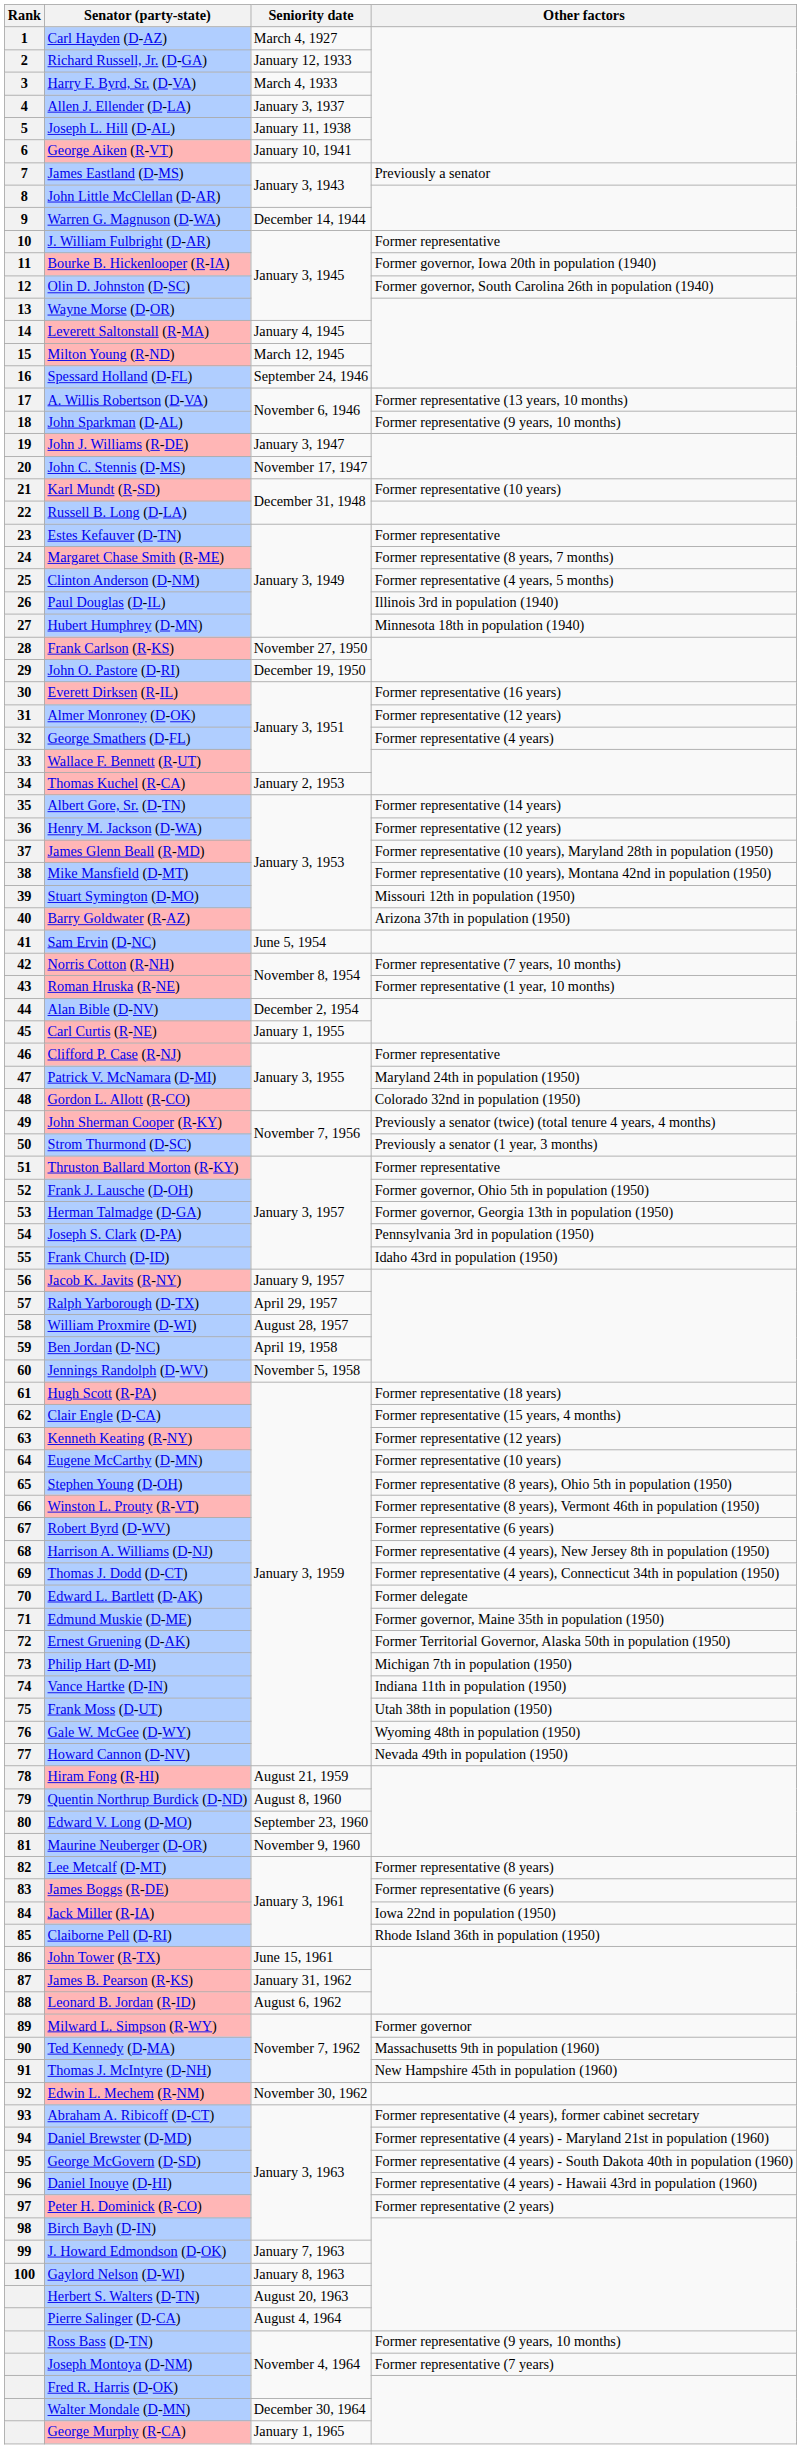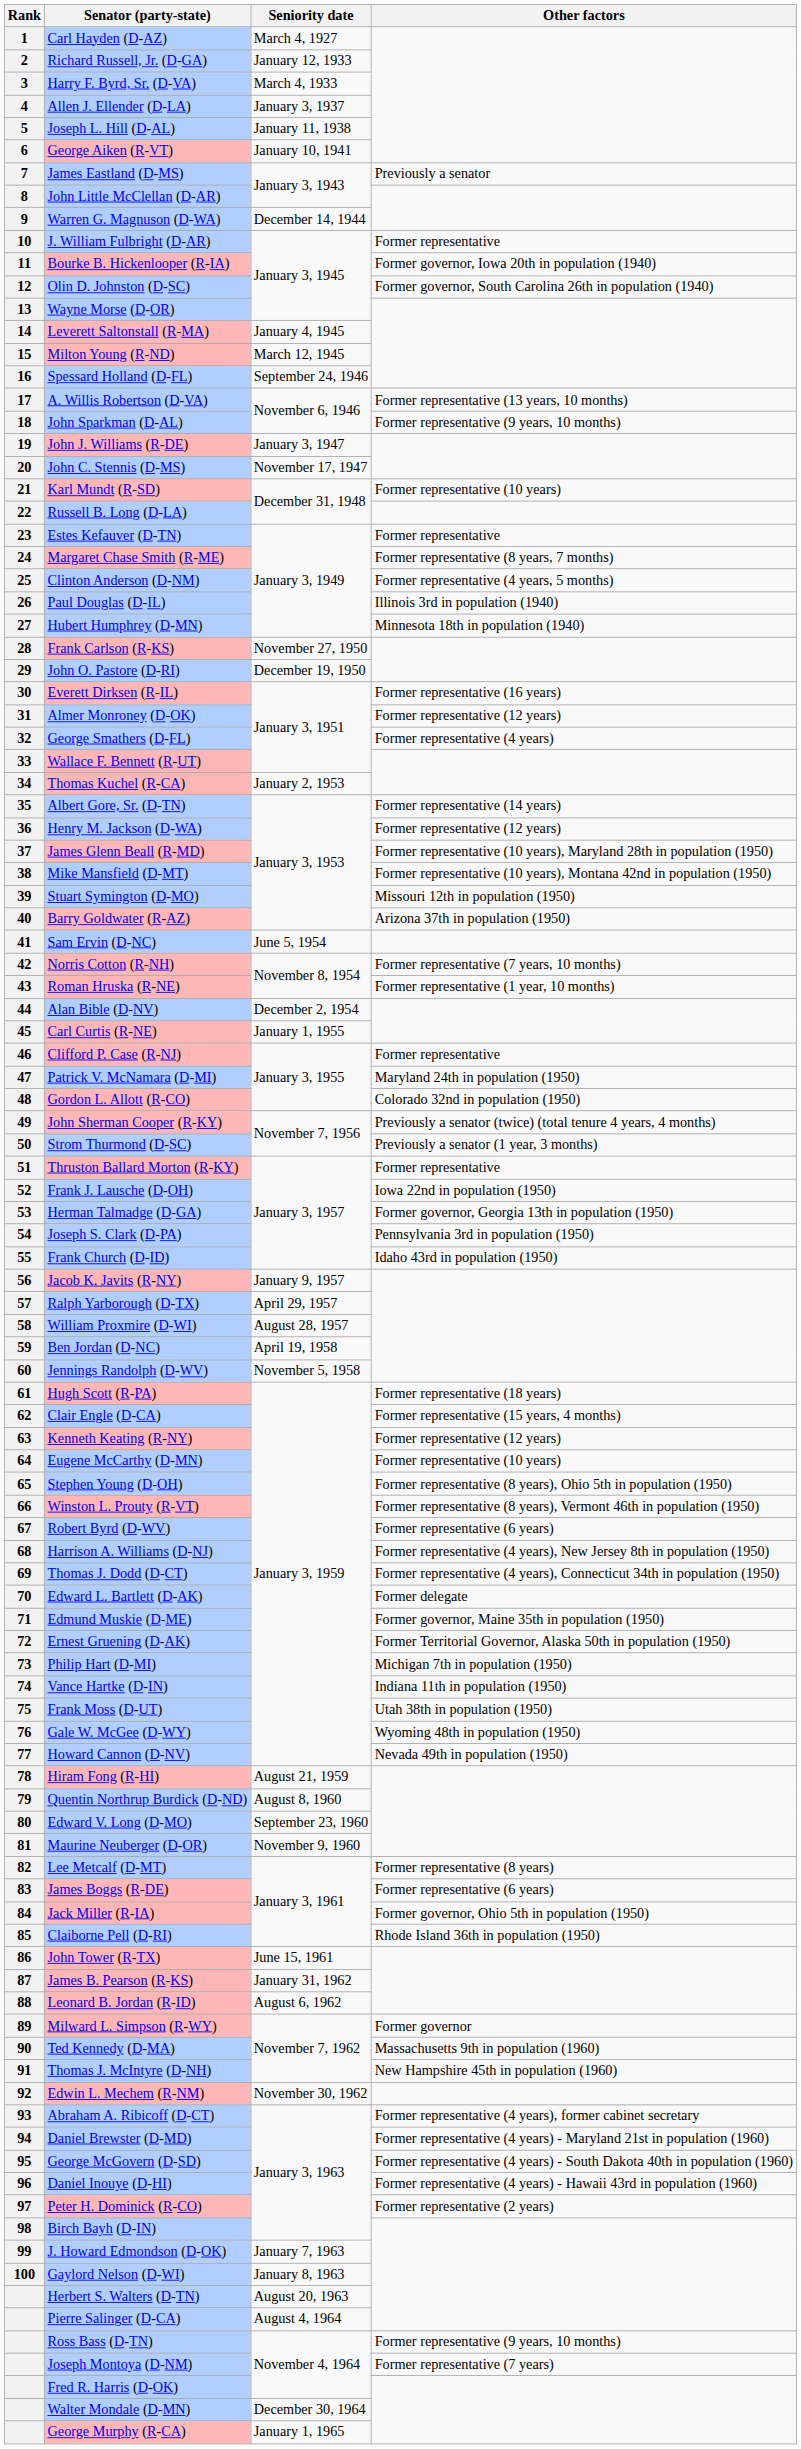(512, 1190) Former governor, Ohio 5th in population (1950) -> (465, 1190) Iowa 22nd in population (1950)
(465, 1912) Iowa 22nd in population (1950) -> (512, 1912) Former governor, Ohio 5th in population (1950)
